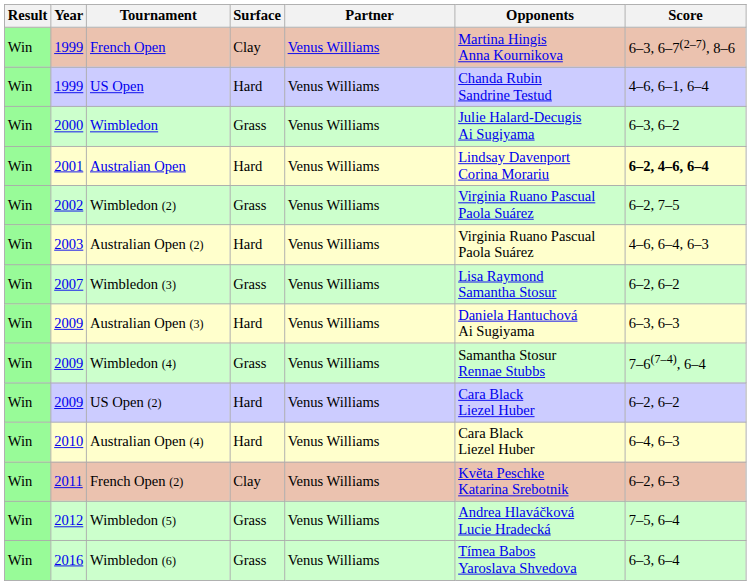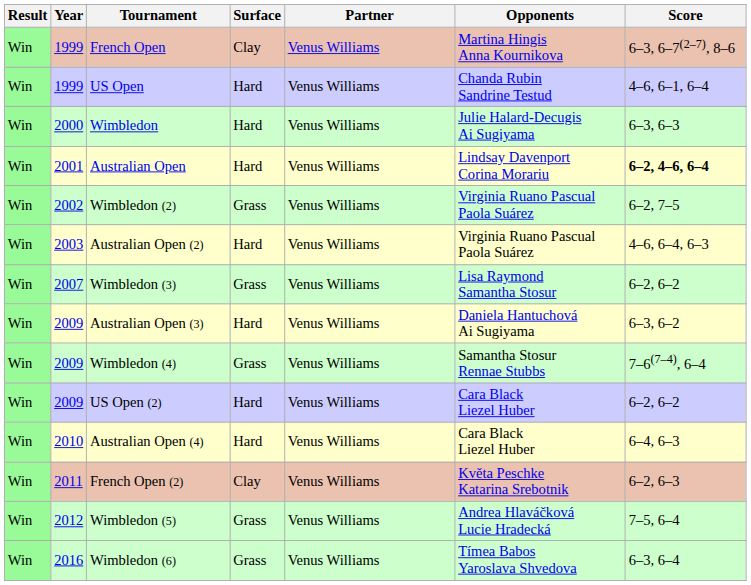(250, 126) Grass -> (248, 126) Hard
(654, 126) 6–3, 6–2 -> (654, 126) 6–3, 6–3
(654, 323) 6–3, 6–3 -> (654, 323) 6–3, 6–2
